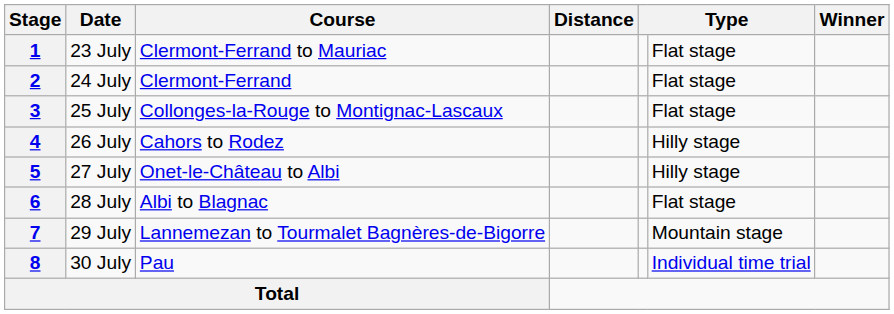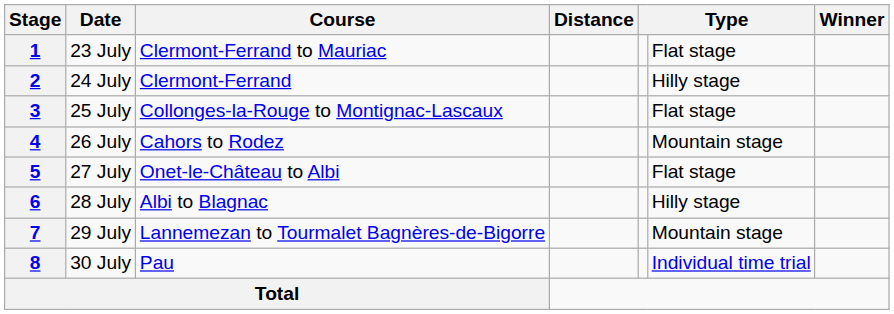(694, 80) Flat stage -> (696, 80) Hilly stage
(696, 141) Hilly stage -> (717, 141) Mountain stage
(696, 171) Hilly stage -> (694, 171) Flat stage
(694, 202) Flat stage -> (696, 202) Hilly stage
